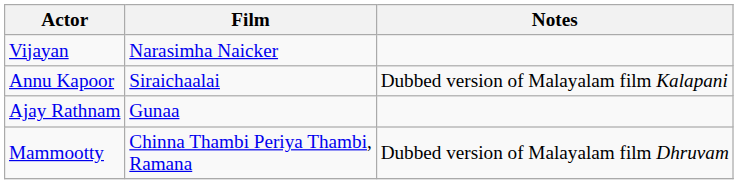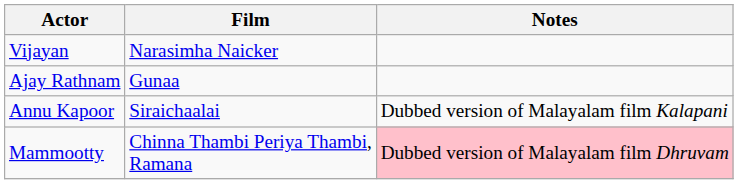rows swapped: (65, 111) <-> (62, 80)
(555, 152) no background -> (555, 152) pink background
